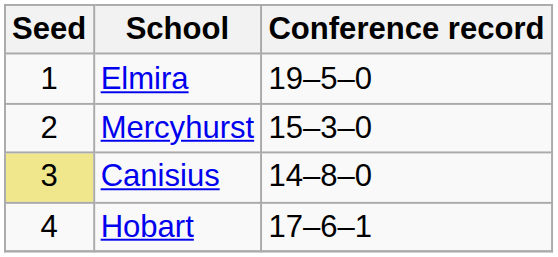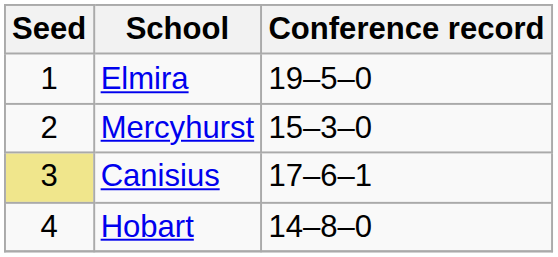(320, 176) 14–8–0 -> (320, 176) 17–6–1
(320, 226) 17–6–1 -> (320, 226) 14–8–0
